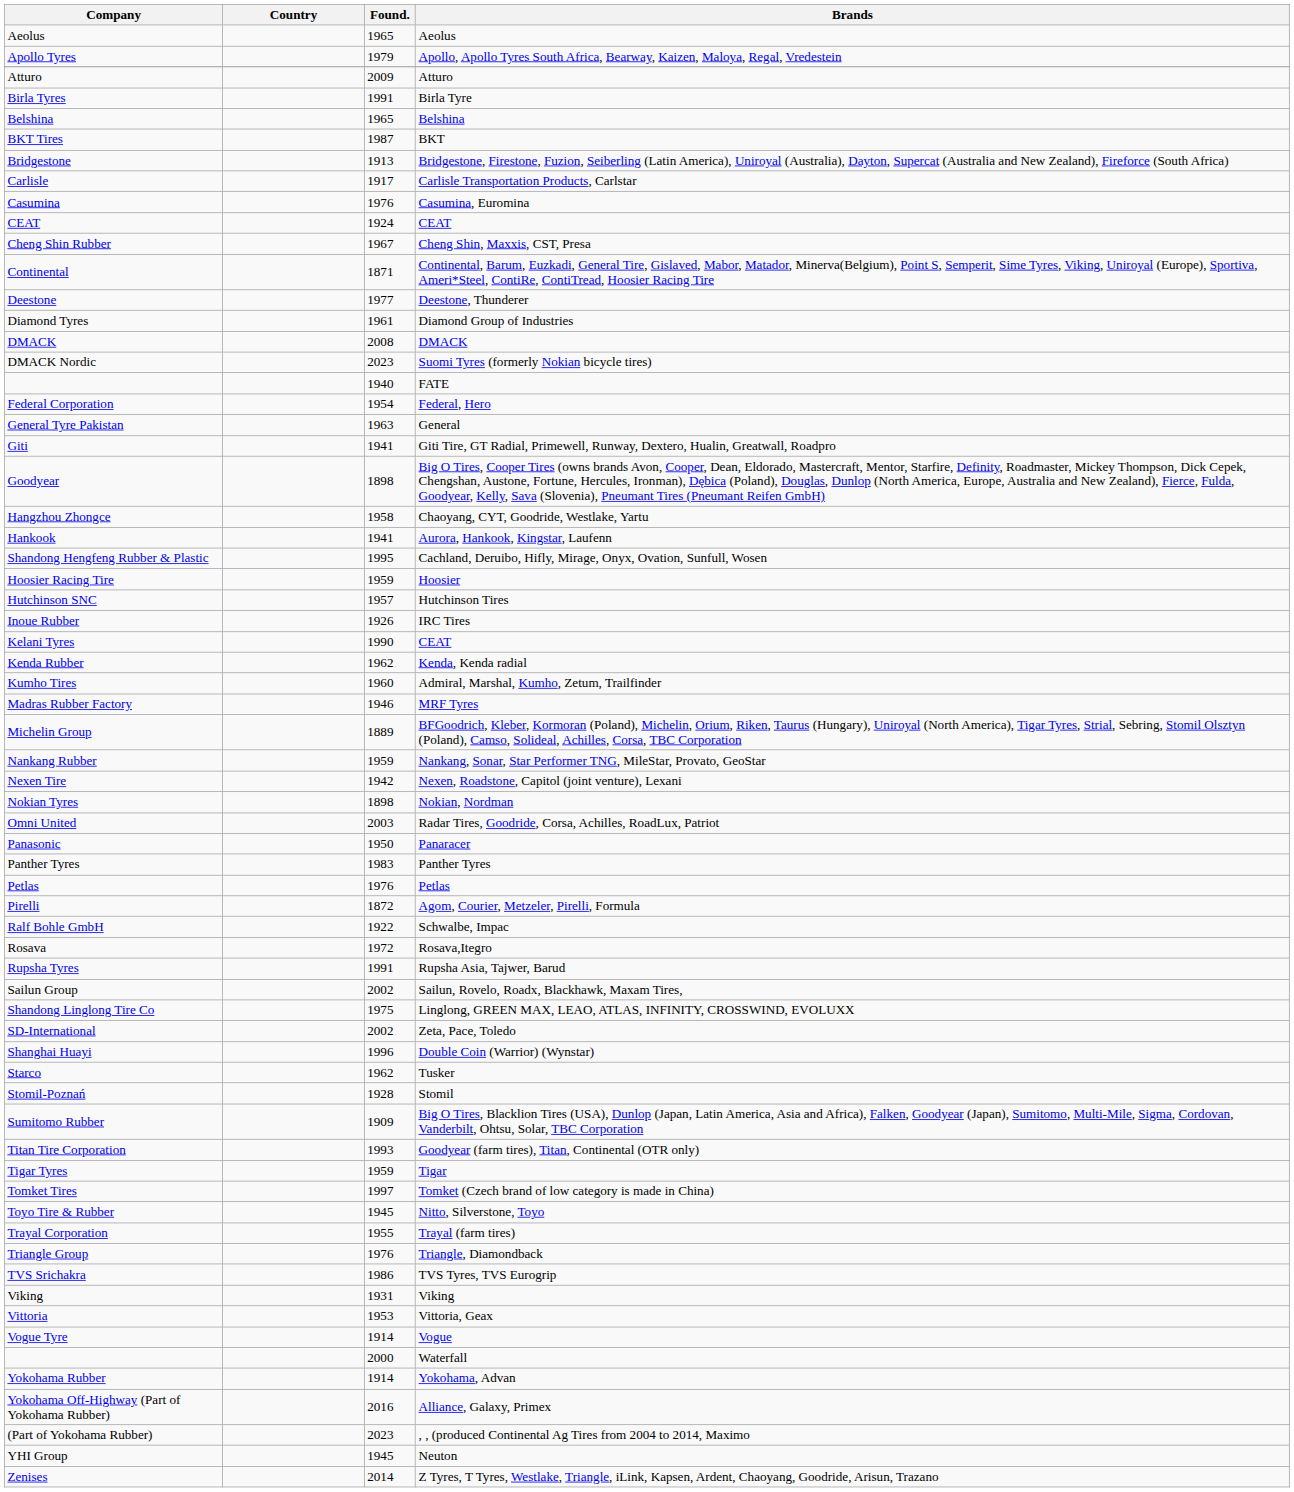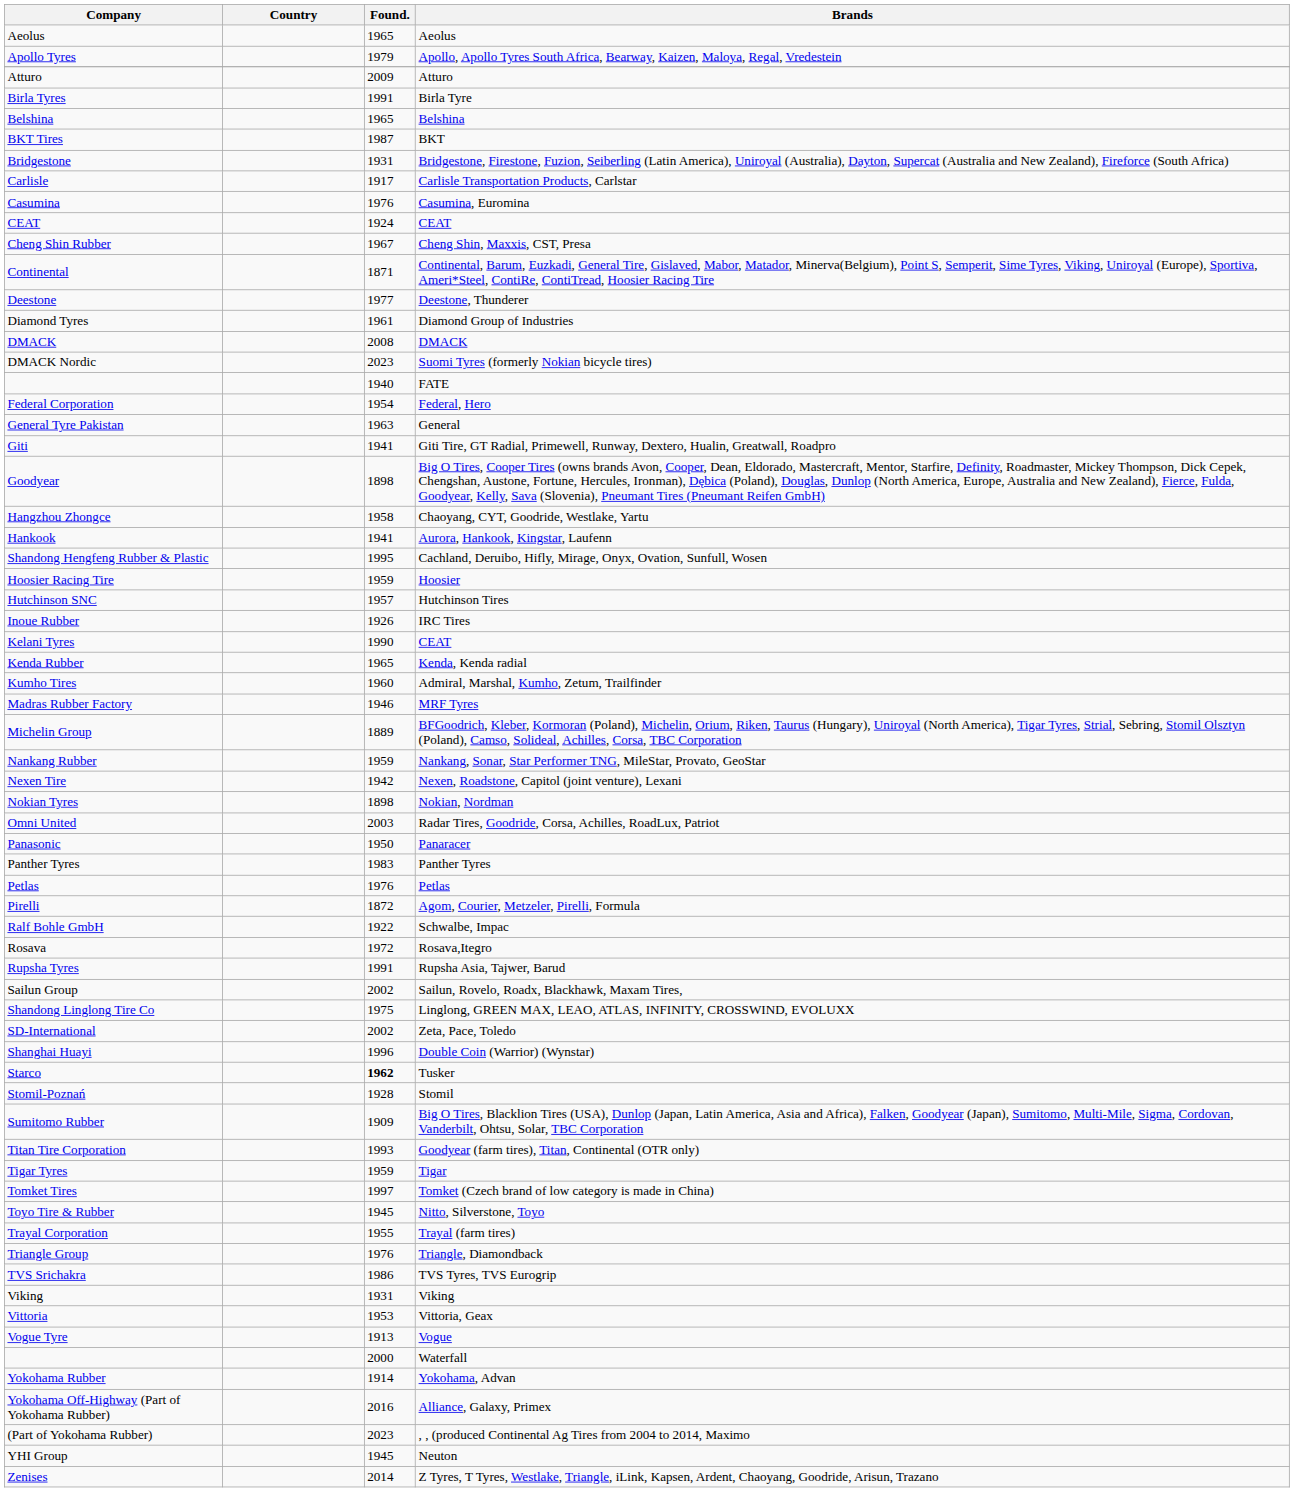(380, 160) 1913 -> (380, 160) 1931
(380, 662) 1962 -> (380, 662) 1965
(380, 1072) normal -> (380, 1072) bold
(380, 1337) 1914 -> (380, 1337) 1913
